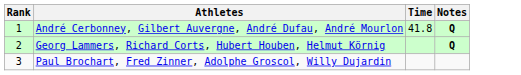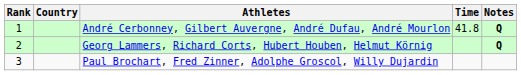+ column: (57, 13)
